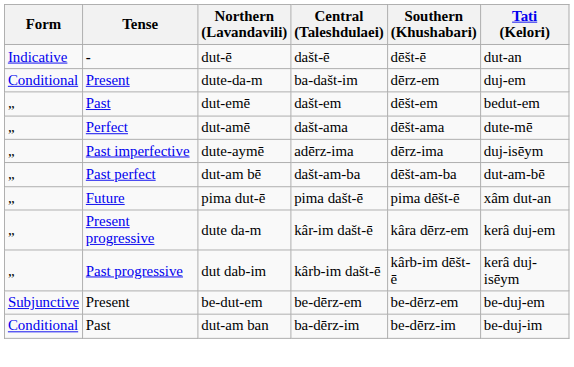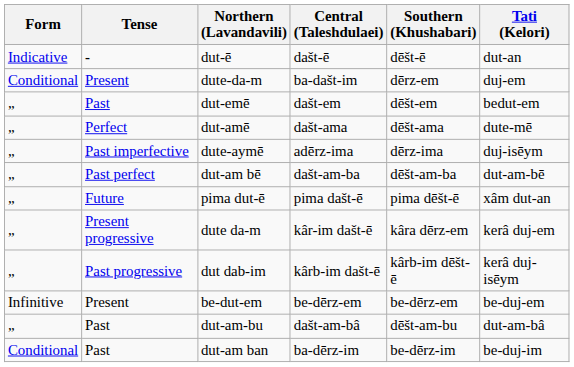(43, 302) Subjunctive -> (36, 302) Infinitive
+ row: (232, 326)
